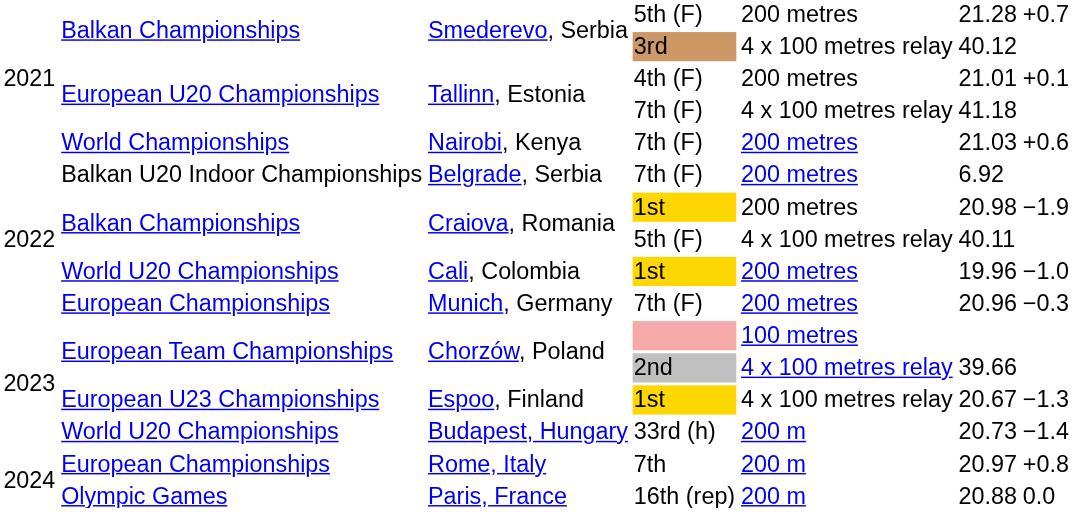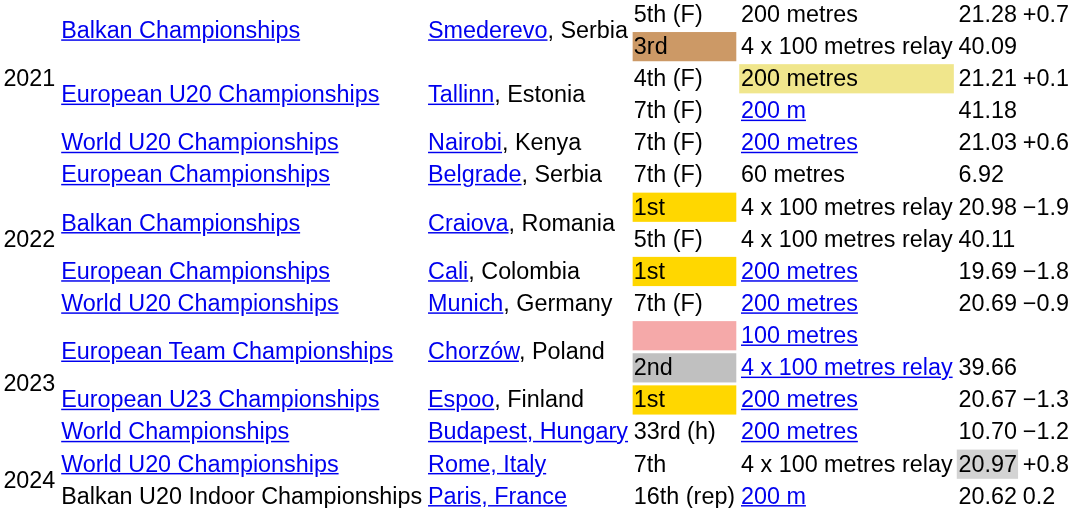(988, 46) 40.12 -> (988, 46) 40.09
(799, 78) no background -> (799, 78) khaki background
(988, 78) 21.01 -> (988, 78) 21.21
(847, 110) 4 x 100 metres relay -> (773, 110) 200 m
(175, 142) World Championships -> (200, 142) World U20 Championships
(242, 174) Balkan U20 Indoor Championships -> (196, 174) European Championships
(799, 174) 200 metres -> (793, 174) 60 metres
(799, 207) 200 metres -> (847, 207) 4 x 100 metres relay
(200, 271) World U20 Championships -> (196, 271) European Championships
(988, 271) 19.96 -> (988, 271) 19.69
(1046, 271) −1.0 -> (1046, 271) −1.8
(196, 303) European Championships -> (200, 303) World U20 Championships
(988, 303) 20.96 -> (988, 303) 20.69
(1046, 303) −0.3 -> (1046, 303) −0.9
(847, 399) 4 x 100 metres relay -> (799, 399) 200 metres
(200, 431) World U20 Championships -> (175, 431) World Championships
(773, 431) 200 m -> (799, 431) 200 metres
(988, 431) 20.73 -> (988, 431) 10.70
(1046, 431) −1.4 -> (1046, 431) −1.2
(196, 463) European Championships -> (200, 463) World U20 Championships
(773, 463) 200 m -> (847, 463) 4 x 100 metres relay
(988, 463) no background -> (988, 463) lightgrey background
(144, 496) Olympic Games -> (242, 496) Balkan U20 Indoor Championships
(988, 496) 20.88 -> (988, 496) 20.62
(1039, 496) 0.0 -> (1039, 496) 0.2
